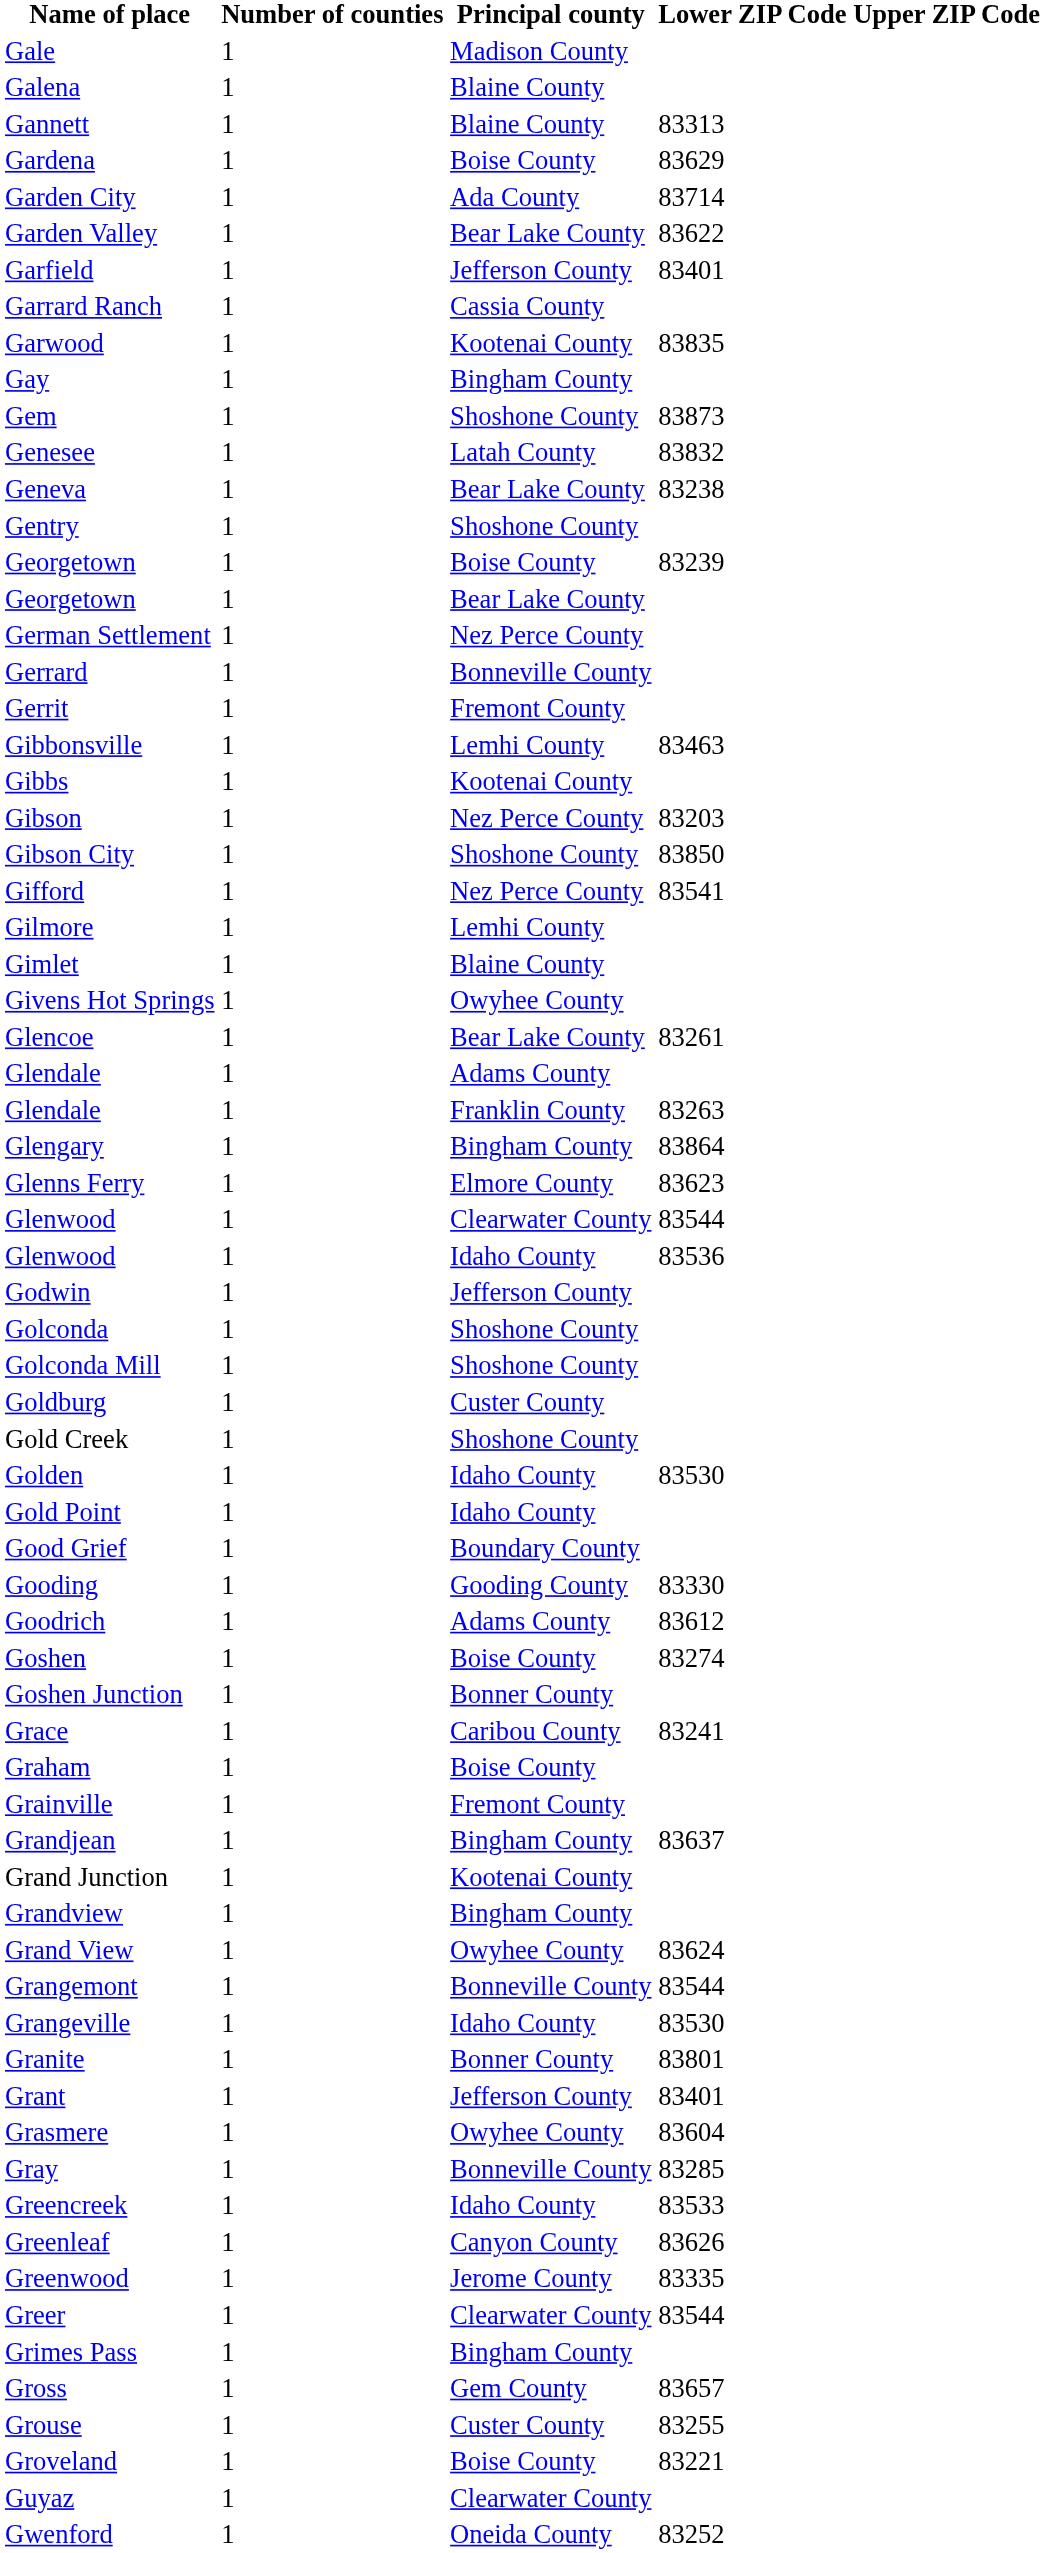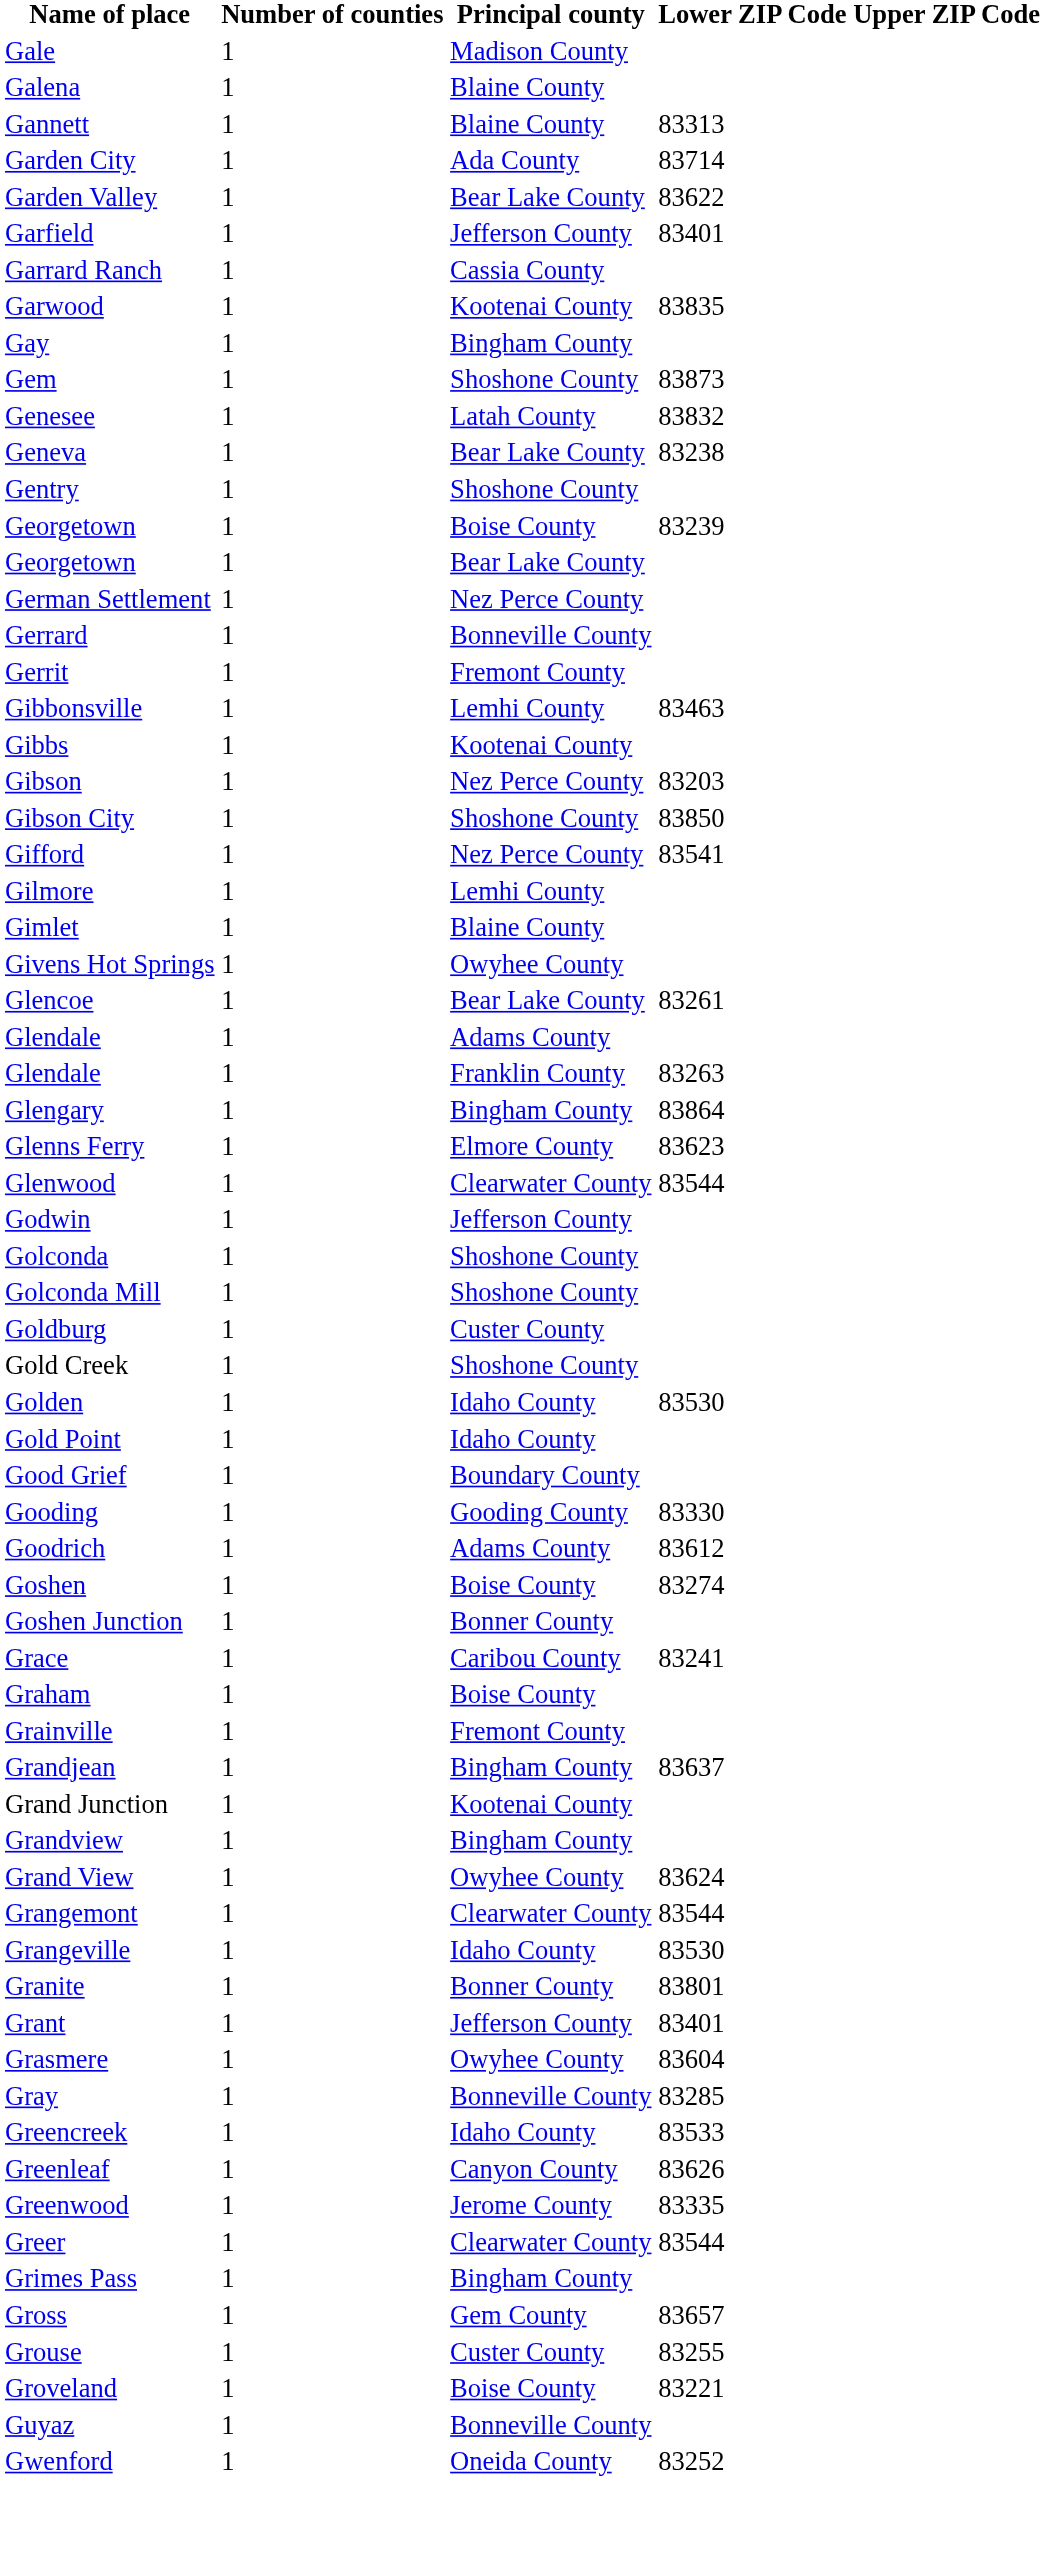- row: (50, 160)
- row: (60, 1256)
(551, 1986) Bonneville County -> (551, 1913) Clearwater County
(551, 2497) Clearwater County -> (551, 2424) Bonneville County
